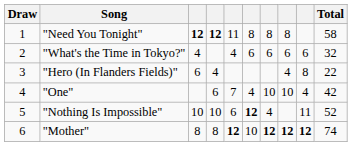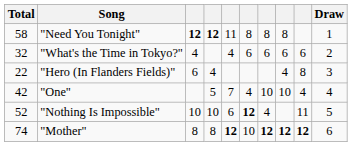columns swapped: (22, 14) <-> (331, 14)
(215, 92) 6 -> (213, 92) 5
